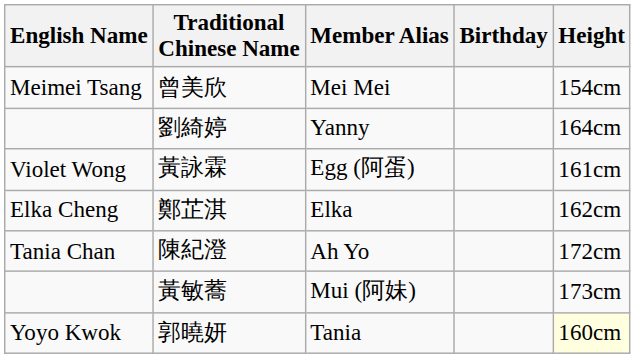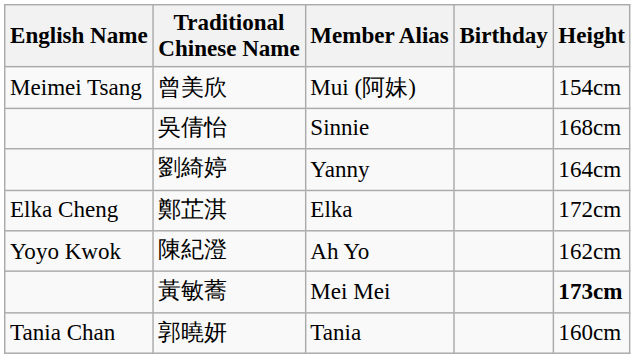(350, 87) Mei Mei -> (363, 86) Mui (阿妹)
+ row: (193, 127)
- row: (193, 168)
(590, 209) 162cm -> (590, 209) 172cm
(63, 250) Tania Chan -> (66, 250) Yoyo Kwok
(590, 250) 172cm -> (590, 250) 162cm
(363, 290) Mui (阿妹) -> (350, 291) Mei Mei
(590, 291) normal -> (590, 291) bold
(66, 332) Yoyo Kwok -> (63, 332) Tania Chan
(590, 332) lightyellow background -> (590, 332) no background
